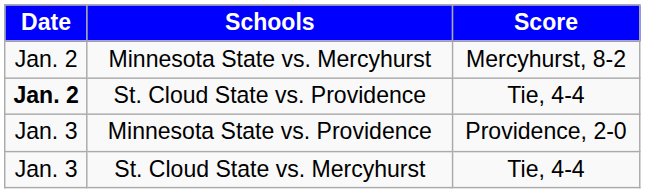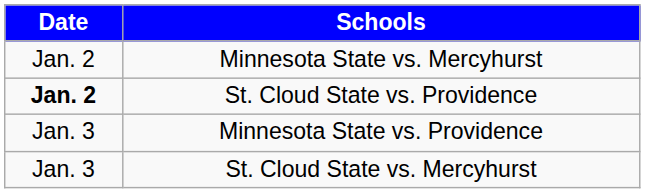- column: (546, 22)
